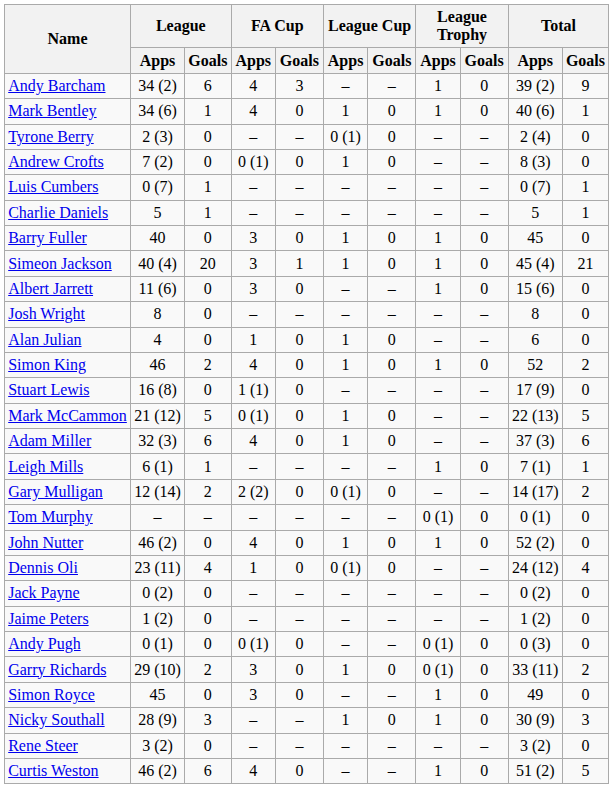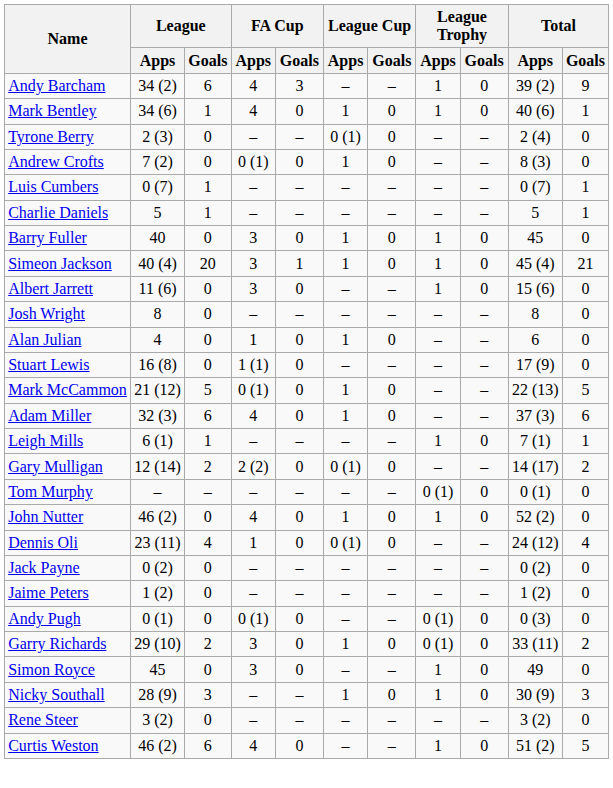- row: (47, 365)
